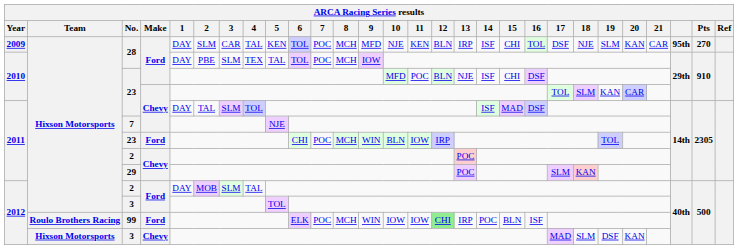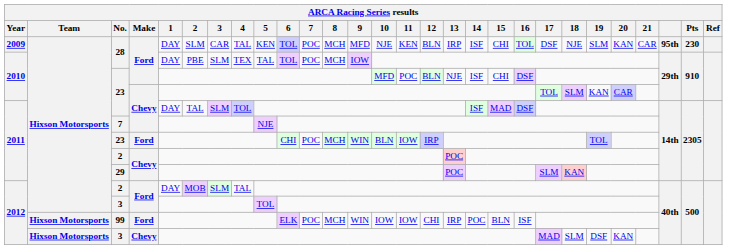(704, 44) 270 -> (692, 44) 230
(75, 220) Roulo Brothers Racing -> (69, 220) Hixson Motorsports
(443, 220) lightgreen background -> (431, 220) no background
